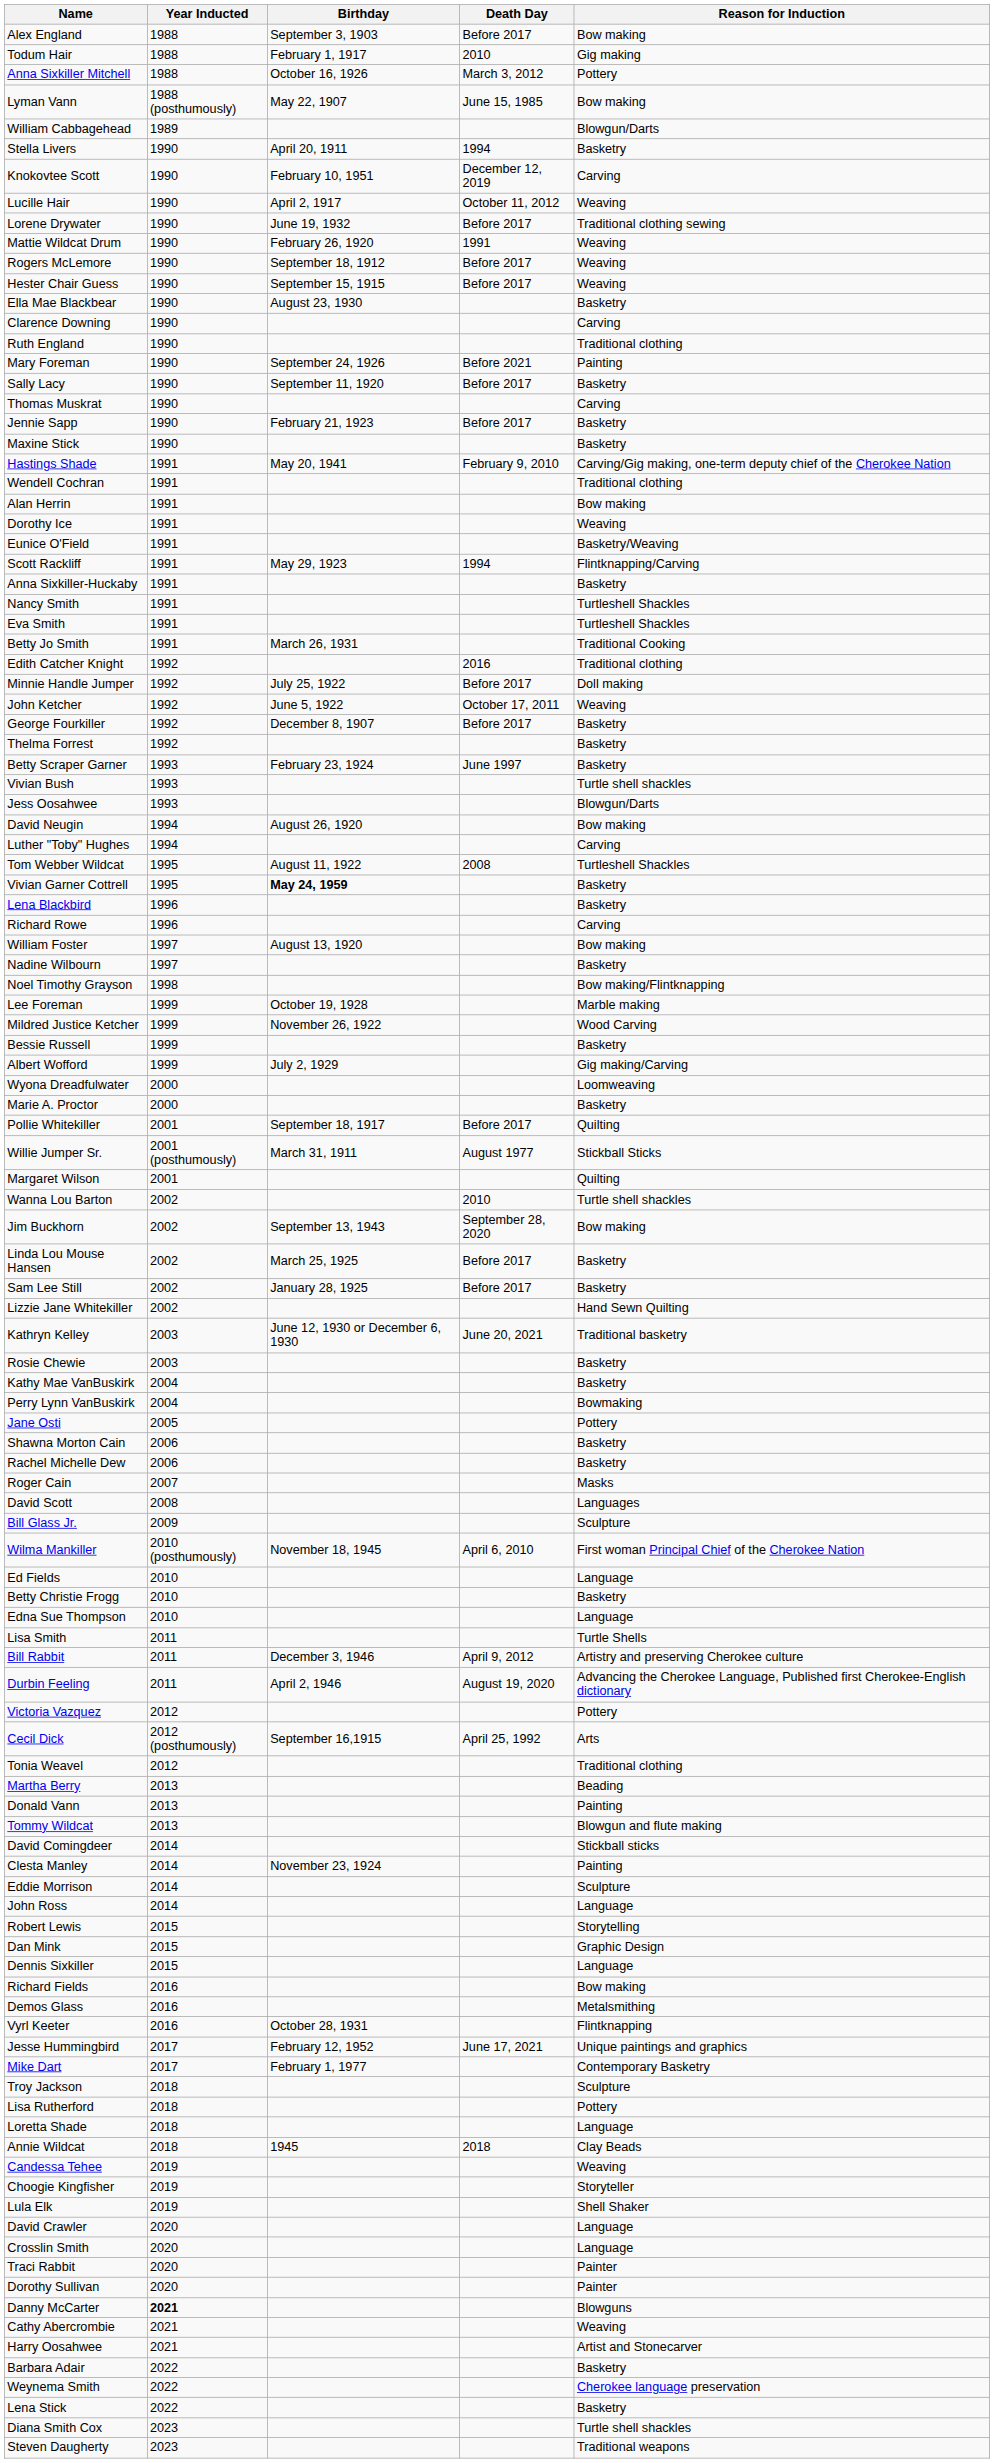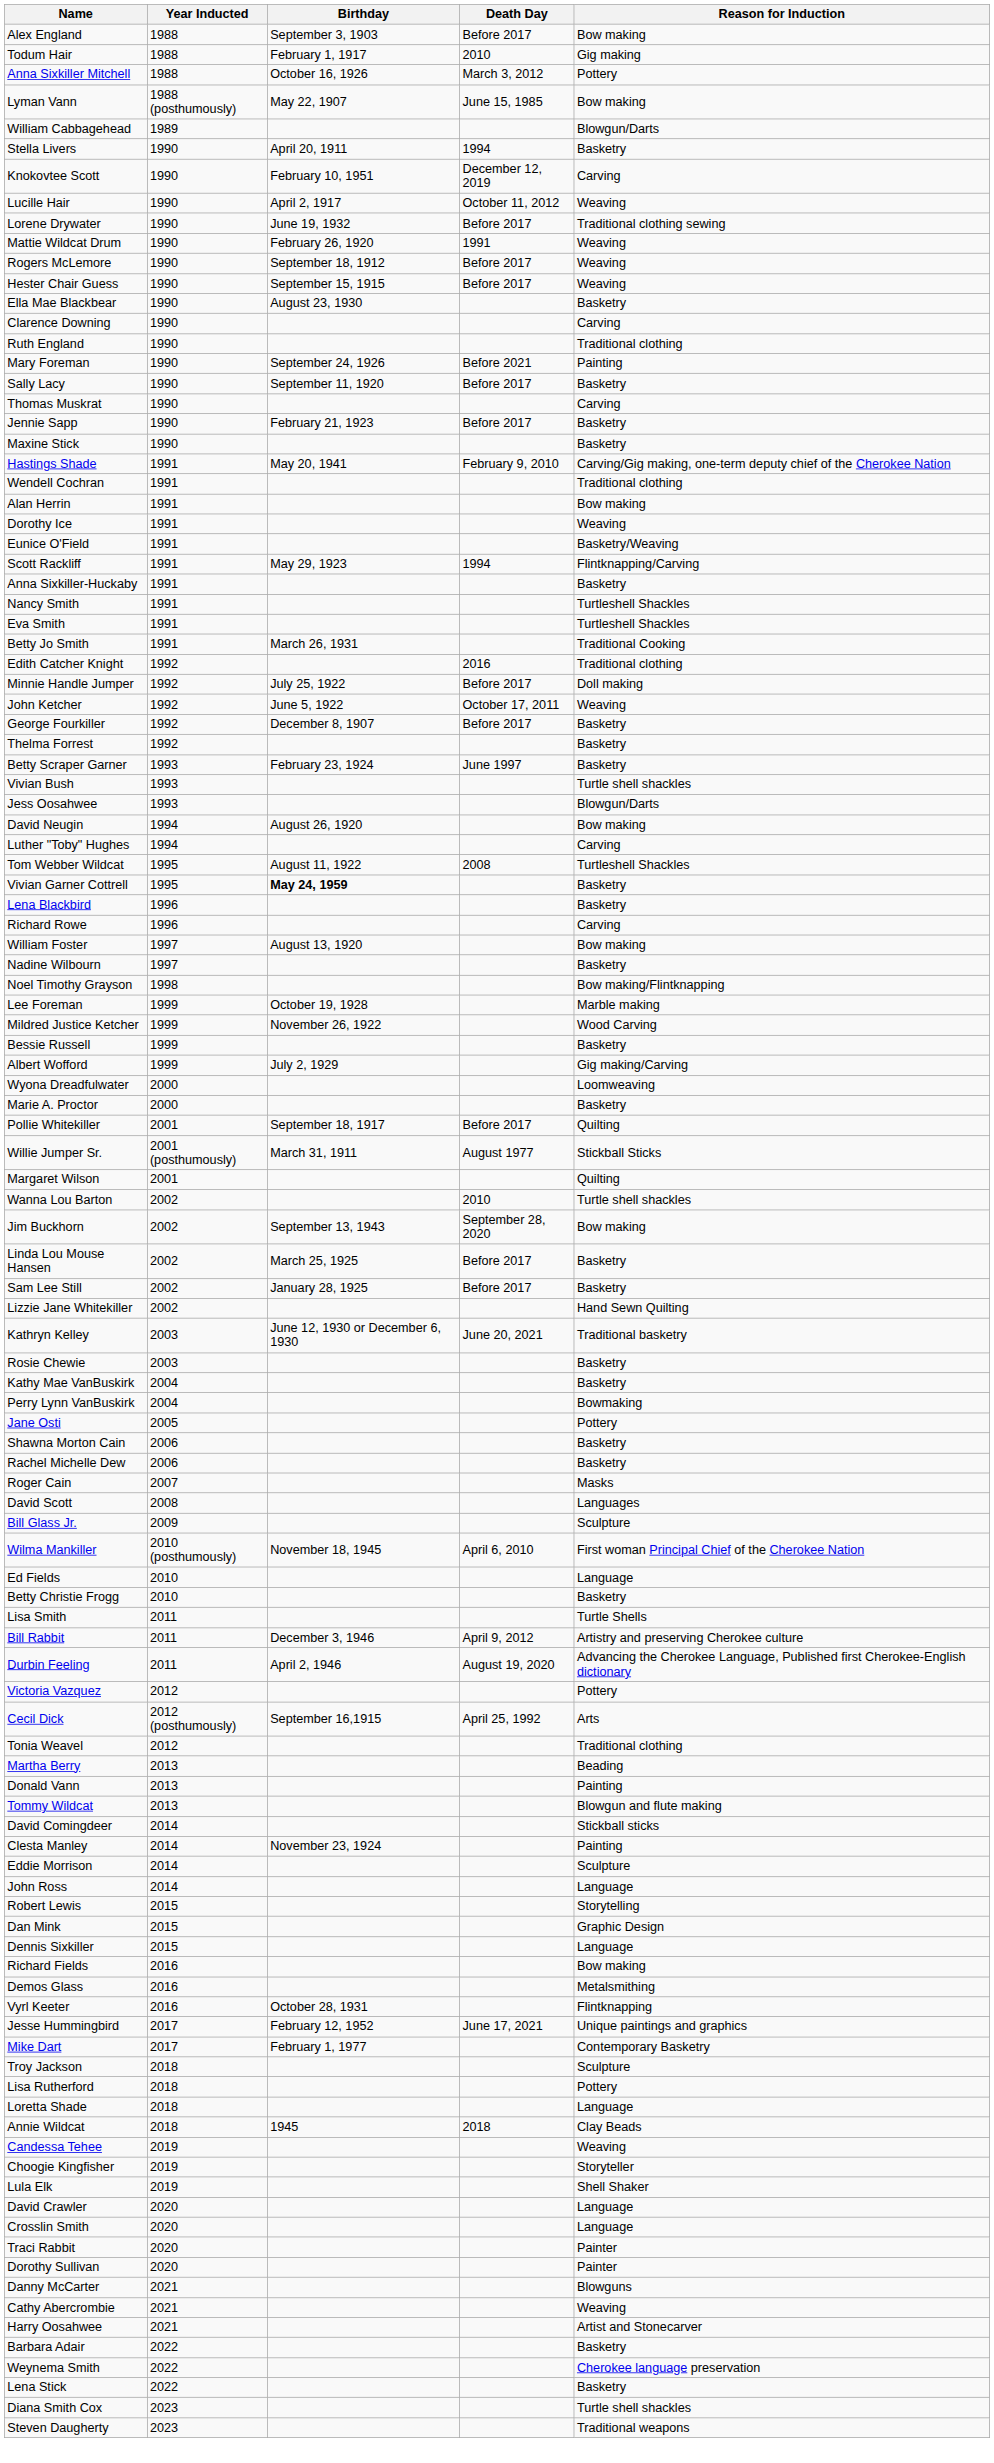- row: (67, 1617)
(164, 2307) bold -> (164, 2287) normal
